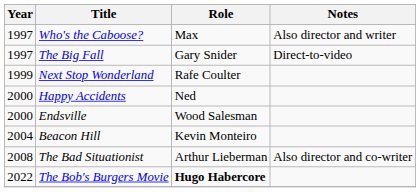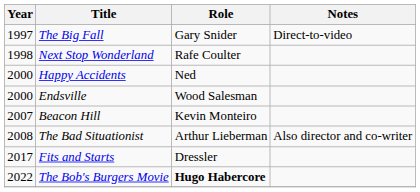- row: (91, 34)
(20, 75) 1999 -> (20, 55) 1998
(20, 136) 2004 -> (20, 116) 2007
+ row: (77, 156)
